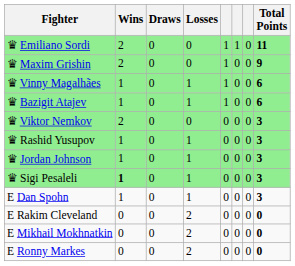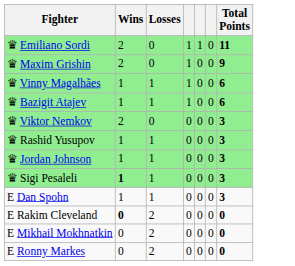- column: (165, 20)
(121, 215) normal -> (121, 215) bold
